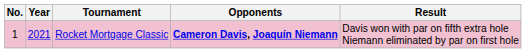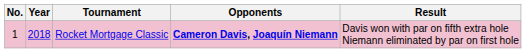(39, 34) 2021 -> (39, 34) 2018
